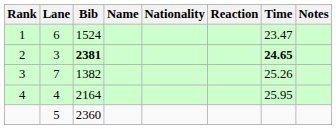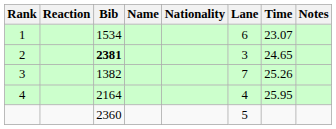columns swapped: (56, 14) <-> (234, 14)
(89, 34) 1524 -> (109, 34) 1534
(278, 34) 23.47 -> (278, 34) 23.07
(278, 54) bold -> (278, 54) normal
